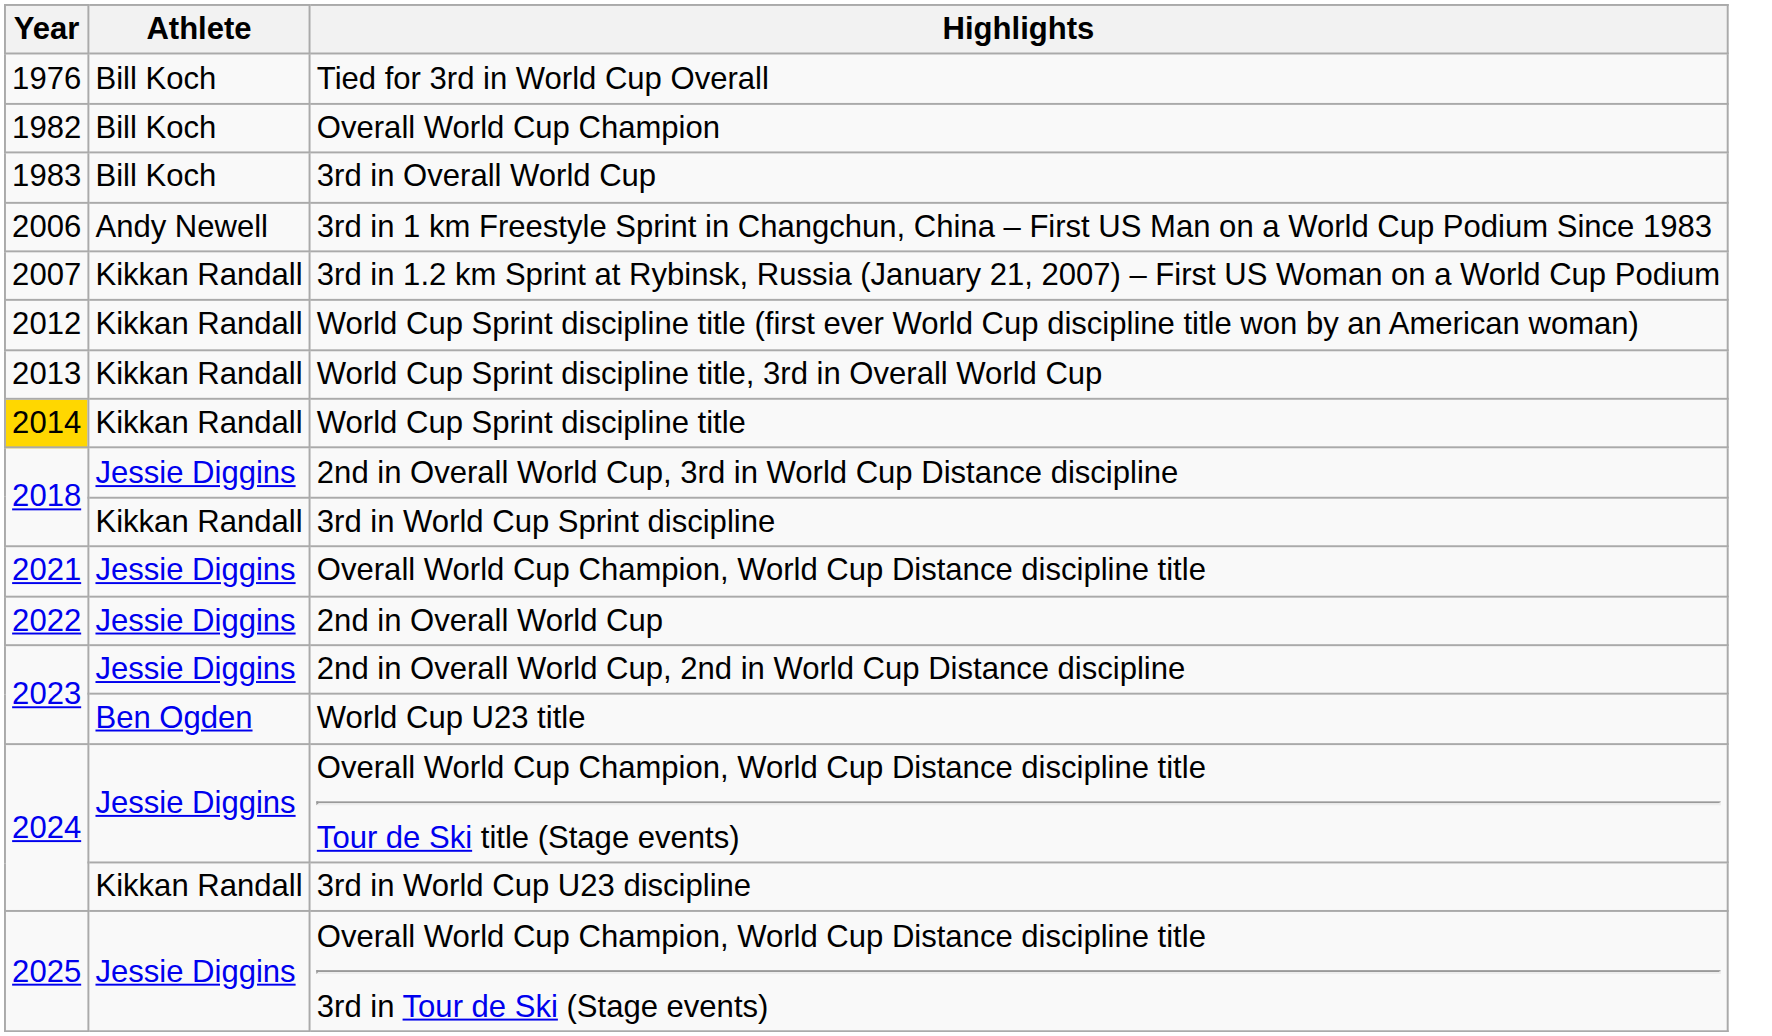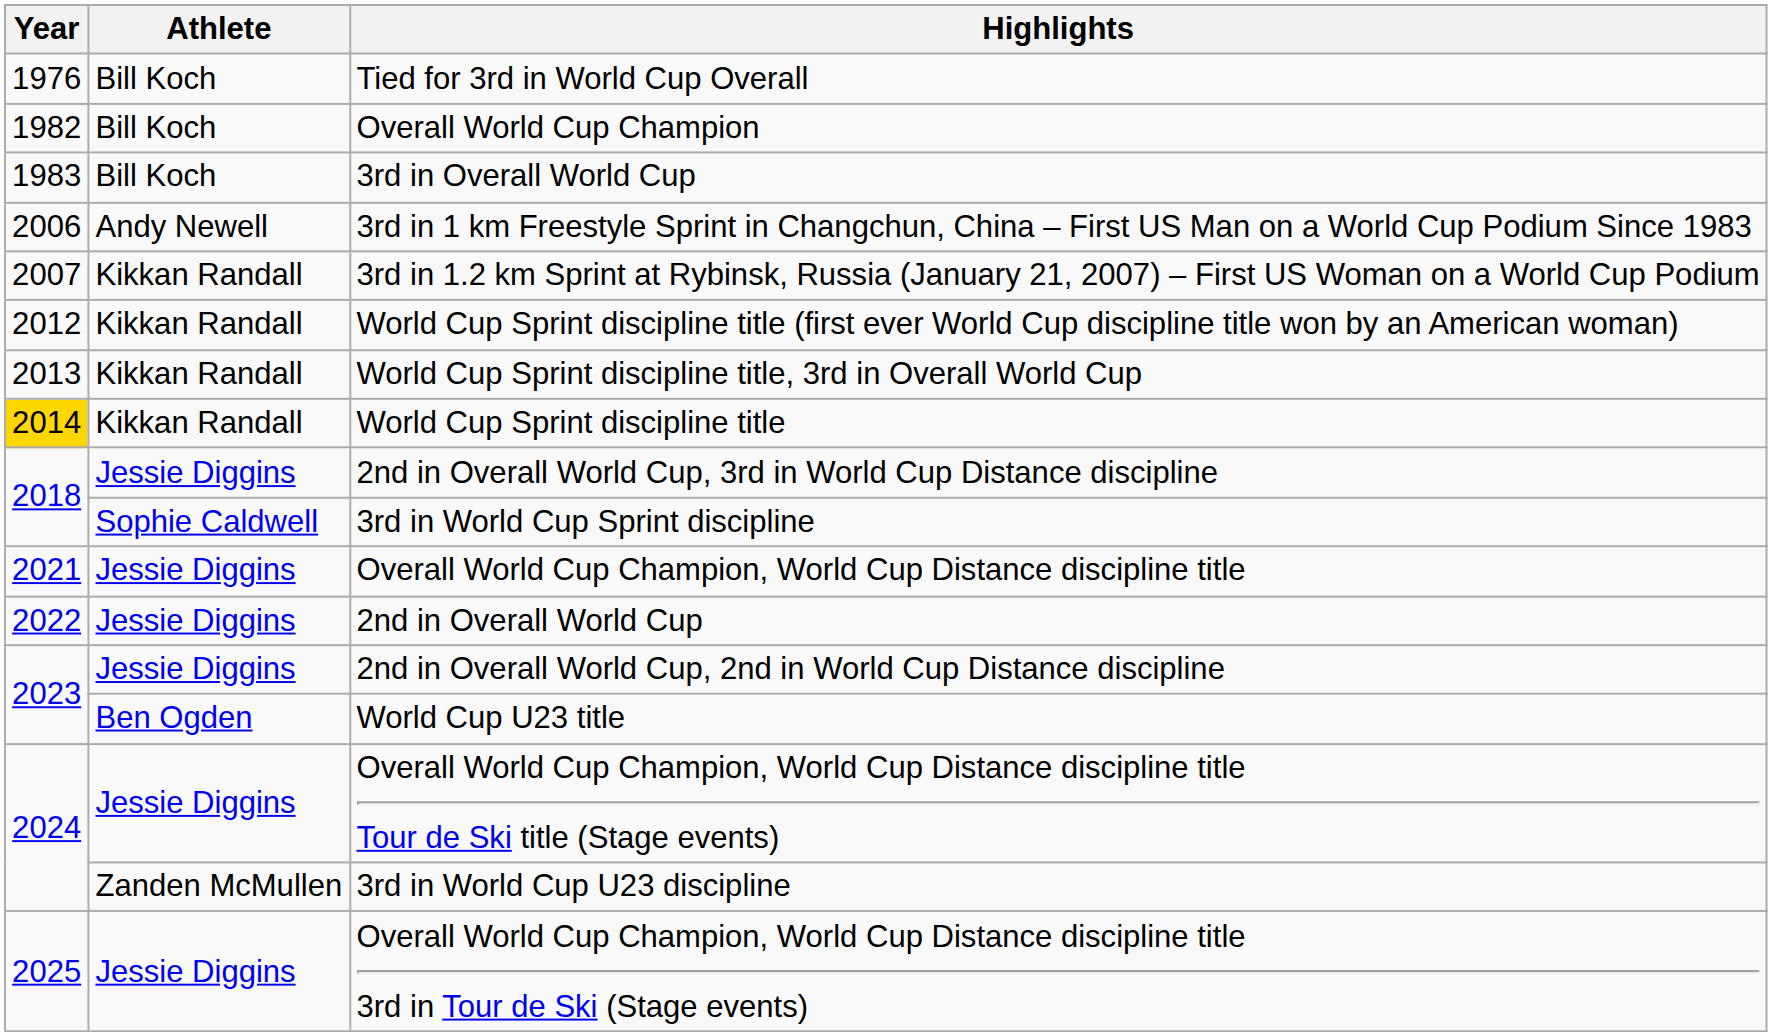(199, 521) Kikkan Randall -> (207, 521) Sophie Caldwell
(199, 886) Kikkan Randall -> (219, 886) Zanden McMullen
